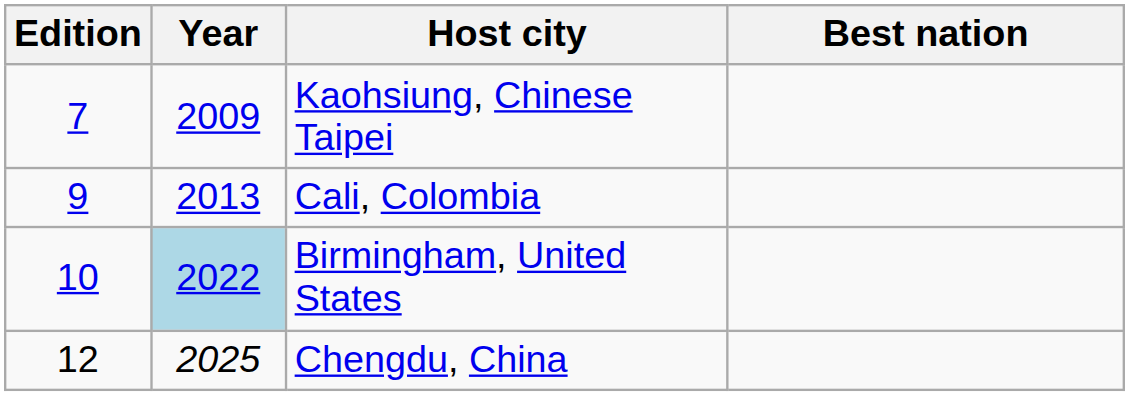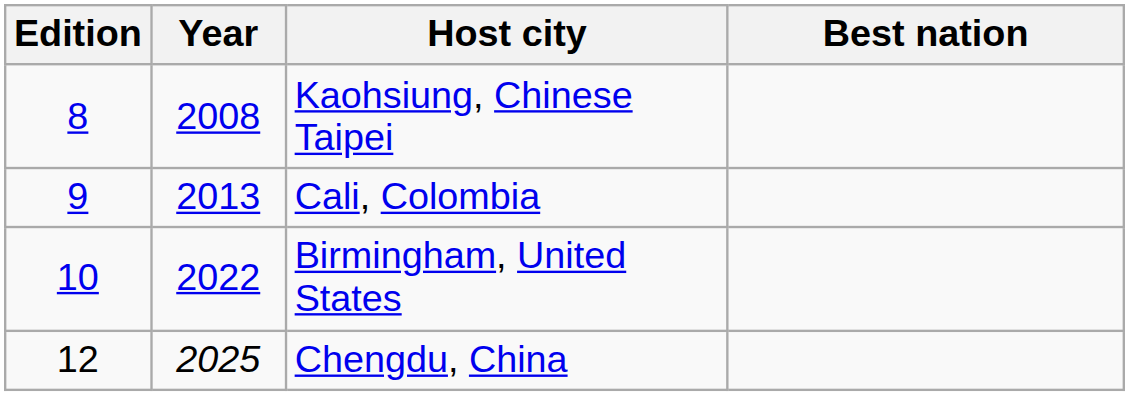(78, 115) 7 -> (78, 115) 8
(218, 115) 2009 -> (218, 115) 2008
(218, 277) lightblue background -> (218, 277) no background
